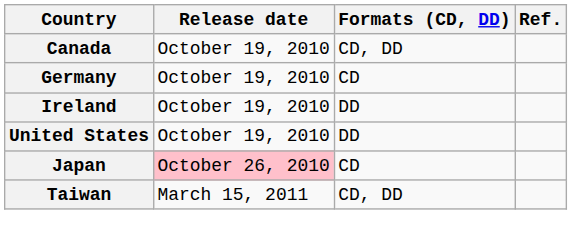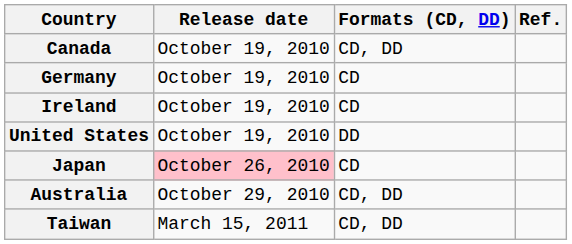(349, 107) DD -> (349, 107) CD
+ row: (79, 195)
